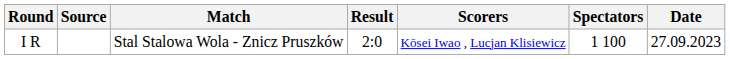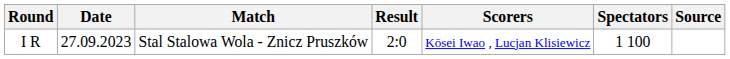columns swapped: (686, 16) <-> (84, 16)
